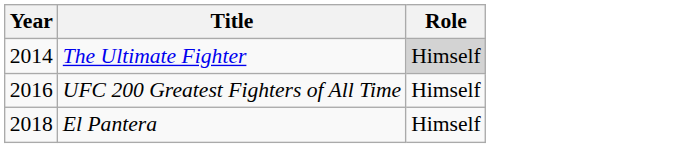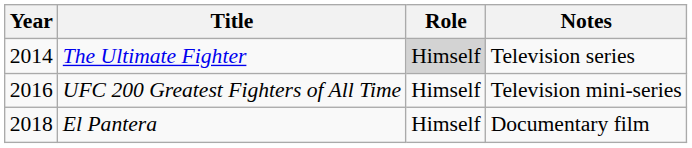+ column: (586, 21)
